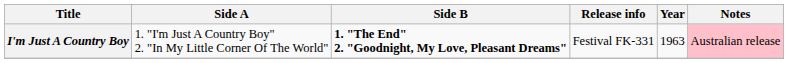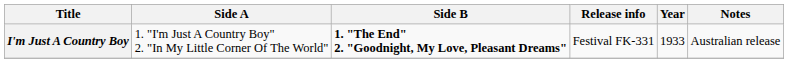(672, 41) 1963 -> (672, 41) 1933
(735, 41) pink background -> (735, 41) no background
